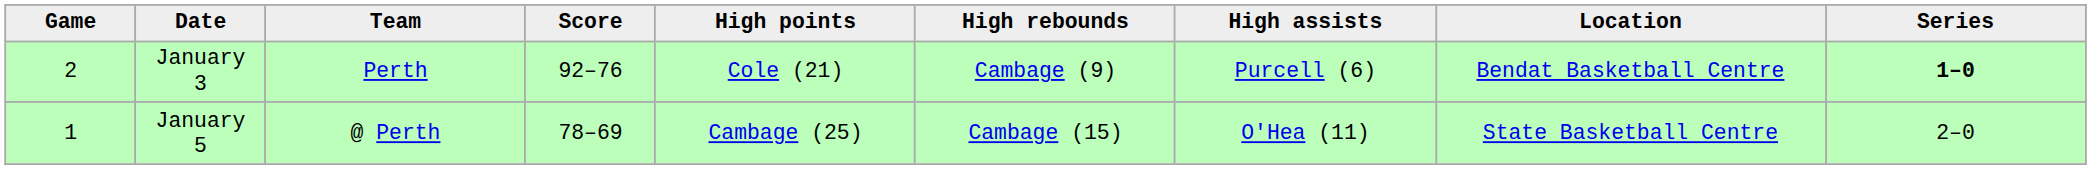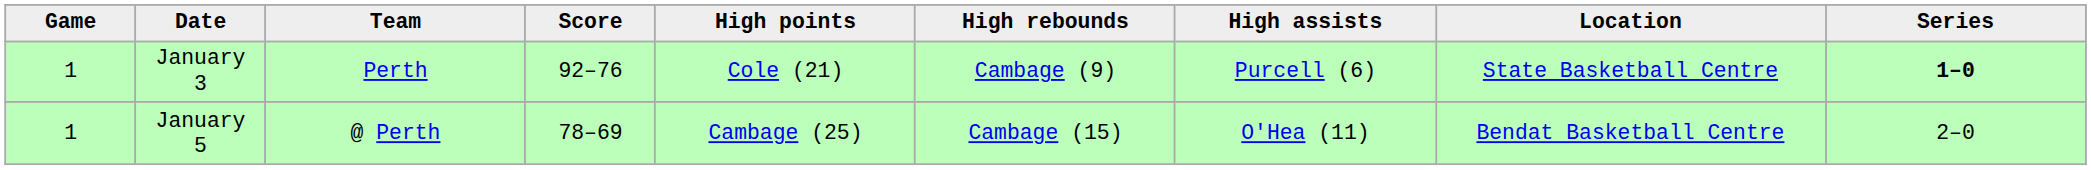(71, 71) 2 -> (71, 71) 1
(1630, 71) Bendat Basketball Centre -> (1630, 71) State Basketball Centre
(1630, 133) State Basketball Centre -> (1630, 133) Bendat Basketball Centre
